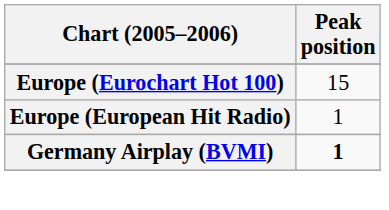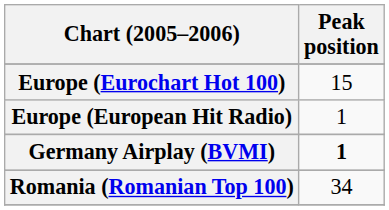+ row: (152, 186)
